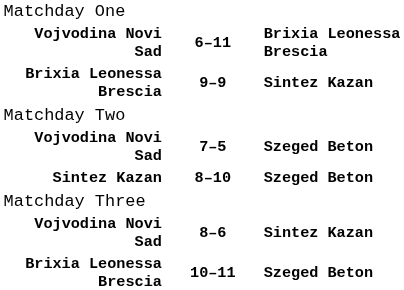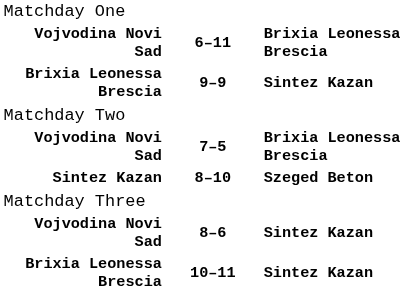(318, 147) Szeged Beton -> (332, 147) Brixia Leonessa Brescia
(318, 273) Szeged Beton -> (318, 273) Sintez Kazan
